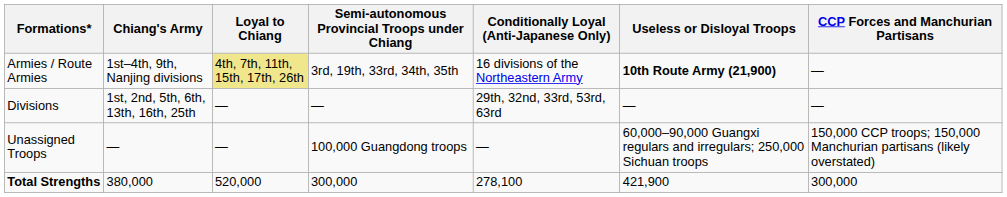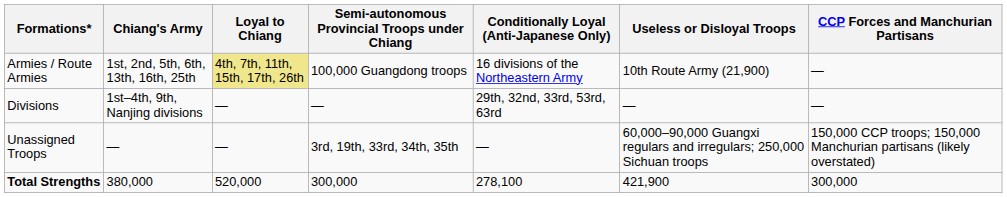(155, 70) 1st–4th, 9th, Nanjing divisions -> (156, 70) 1st, 2nd, 5th, 6th, 13th, 16th, 25th
(385, 70) 3rd, 19th, 33rd, 34th, 35th -> (389, 70) 100,000 Guangdong troops
(699, 70) bold -> (696, 70) normal
(156, 105) 1st, 2nd, 5th, 6th, 13th, 16th, 25th -> (155, 105) 1st–4th, 9th, Nanjing divisions
(389, 147) 100,000 Guangdong troops -> (385, 147) 3rd, 19th, 33rd, 34th, 35th
